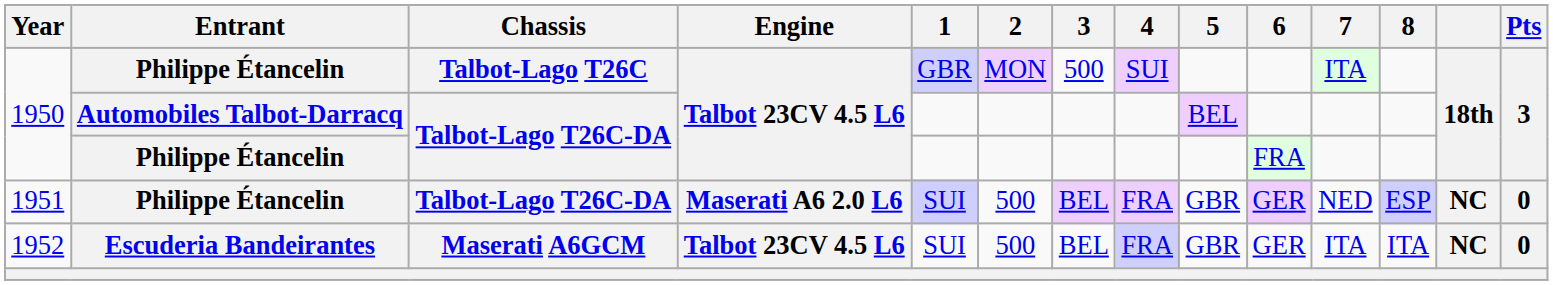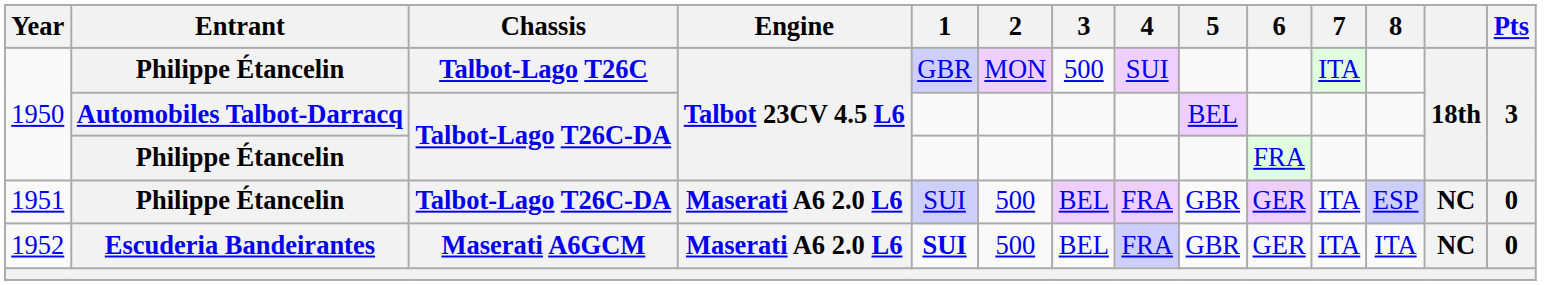(1345, 200) NED -> (1339, 200) ITA
(794, 244) Talbot 23CV 4.5 L6 -> (794, 244) Maserati A6 2.0 L6
(945, 244) normal -> (945, 244) bold
